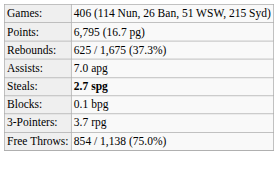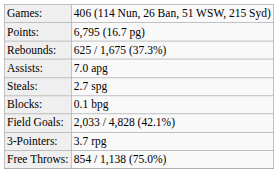(91, 86) bold -> (91, 86) normal
+ row: (35, 123)
